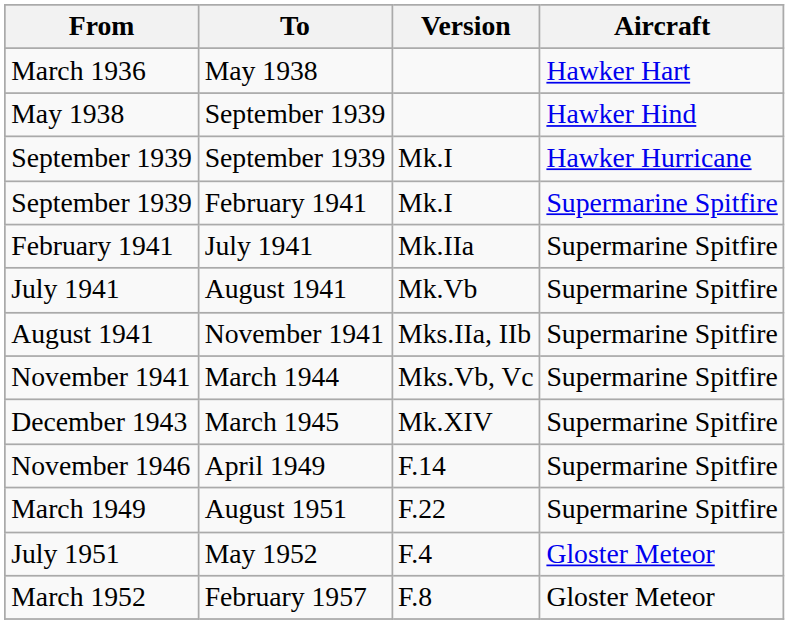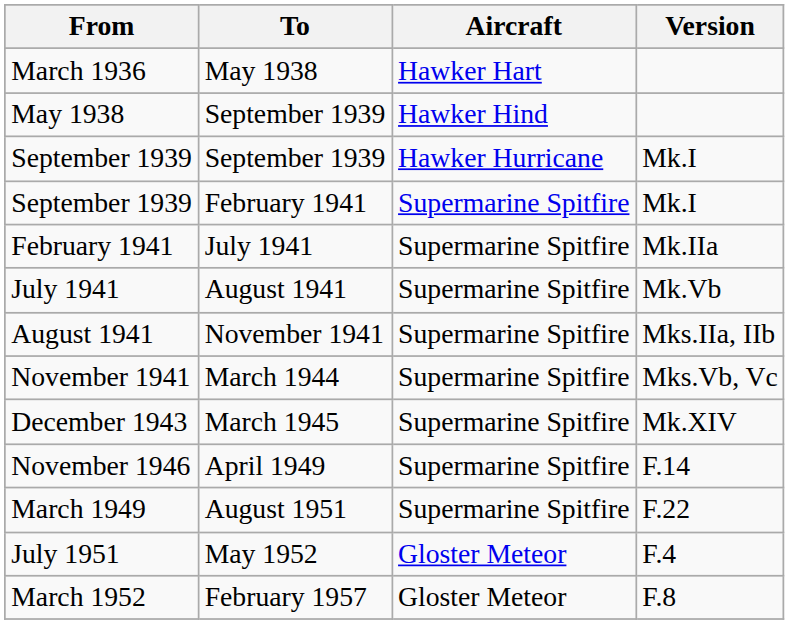columns swapped: (662, 26) <-> (466, 26)
